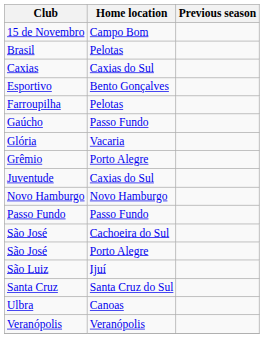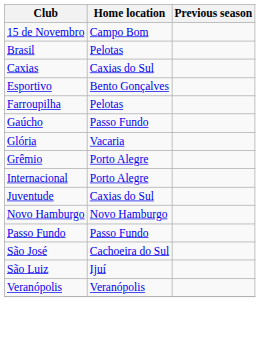+ row: (37, 178)
- row: (27, 251)
- row: (32, 287)
- row: (20, 305)
